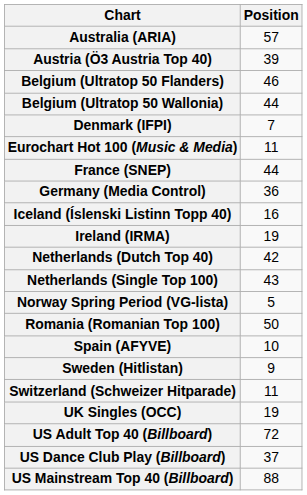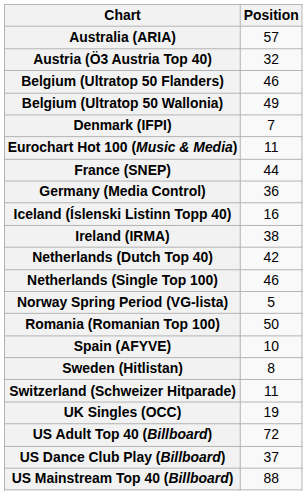(271, 59) 39 -> (271, 59) 32
(271, 103) 44 -> (271, 103) 49
(271, 236) 19 -> (271, 236) 38
(271, 280) 43 -> (271, 280) 46
(271, 368) 9 -> (271, 368) 8
